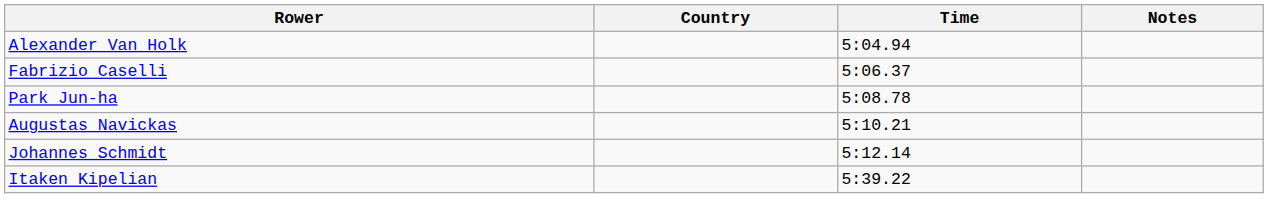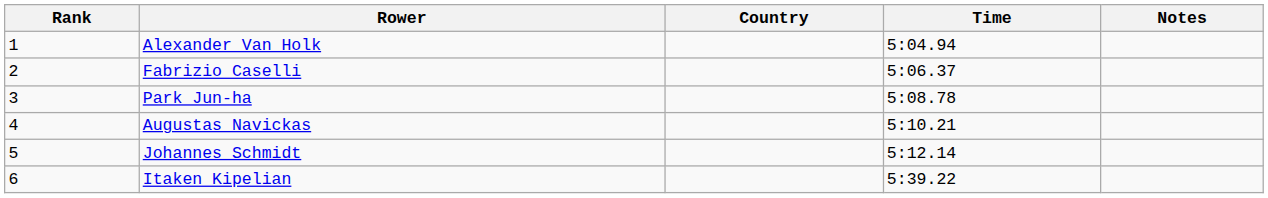+ column: (72, 18)
